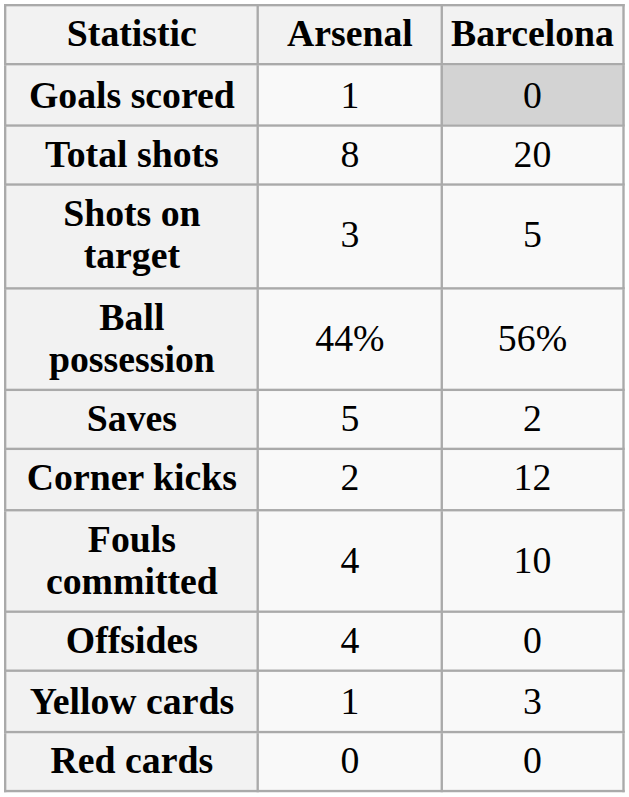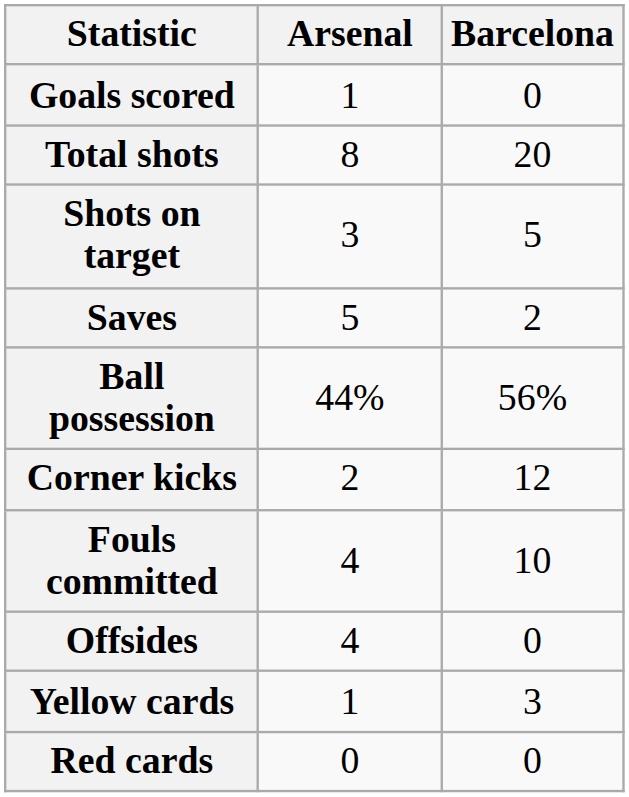(532, 94) lightgrey background -> (532, 94) no background
rows swapped: (132, 418) <-> (132, 337)
